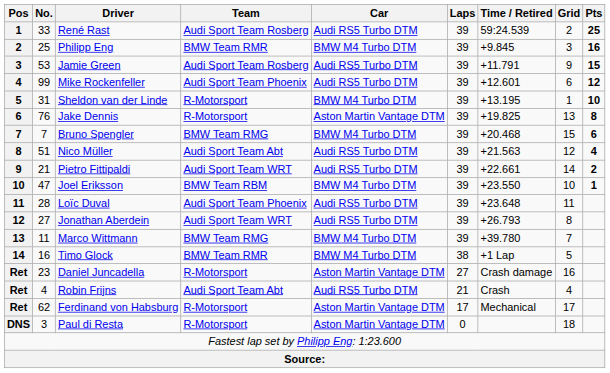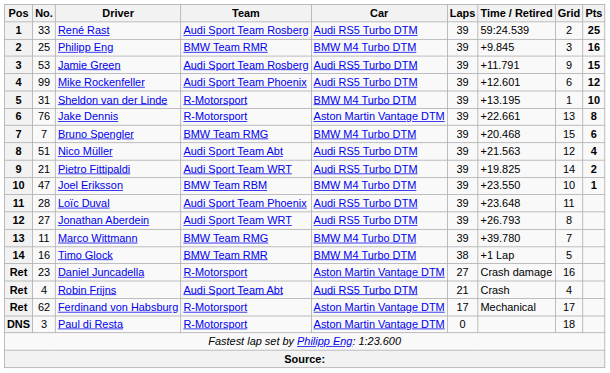(500, 117) +19.825 -> (500, 117) +22.661
(500, 169) +22.661 -> (500, 169) +19.825
